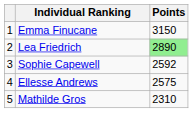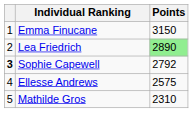(10, 64) normal -> (10, 64) bold
(164, 64) 2592 -> (164, 64) 2792
